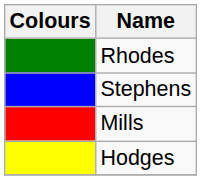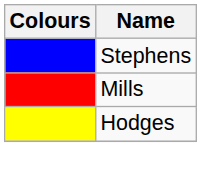- row: (137, 55)
